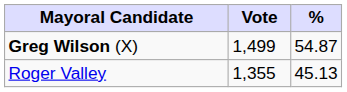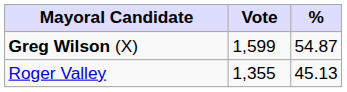(254, 45) 1,499 -> (254, 45) 1,599
